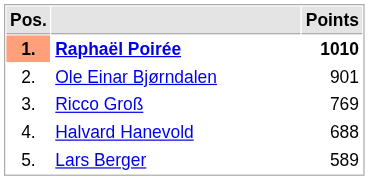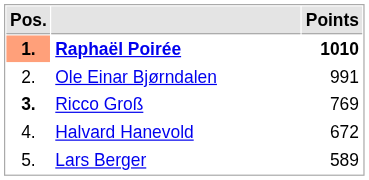(344, 77) 901 -> (344, 77) 991
(28, 104) normal -> (28, 104) bold
(344, 132) 688 -> (344, 132) 672
